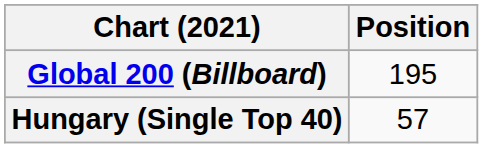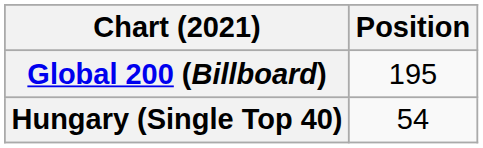(413, 119) 57 -> (413, 119) 54
